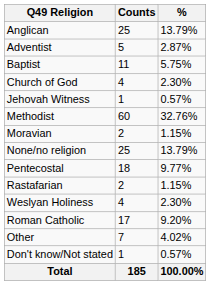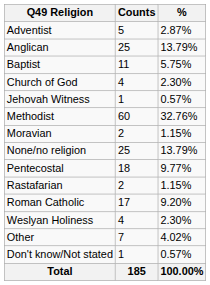rows swapped: (29, 47) <-> (28, 30)
rows swapped: (46, 220) <-> (50, 202)
